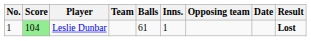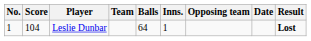(32, 28) lightgreen background -> (32, 28) no background
(143, 28) 61 -> (143, 28) 64
